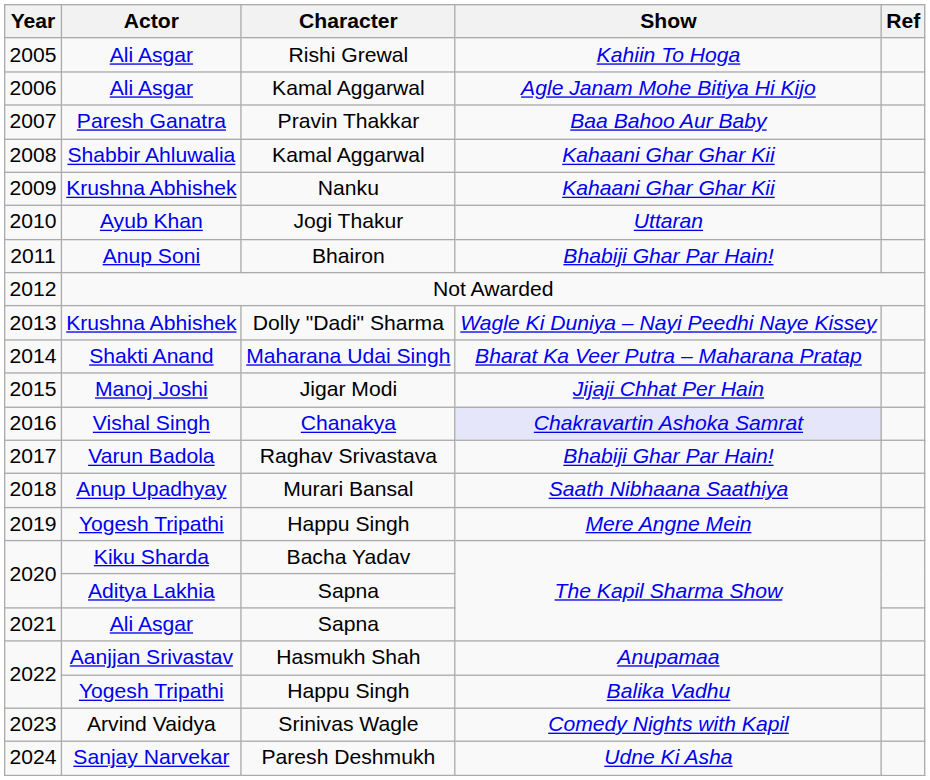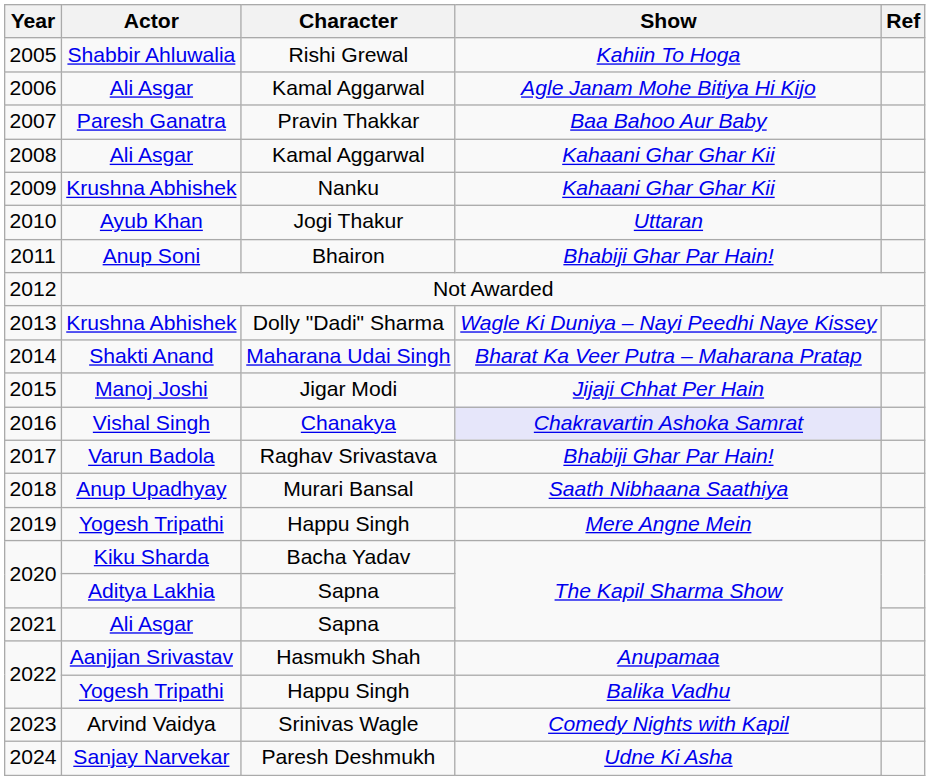(151, 54) Ali Asgar -> (151, 54) Shabbir Ahluwalia
(151, 155) Shabbir Ahluwalia -> (151, 155) Ali Asgar
